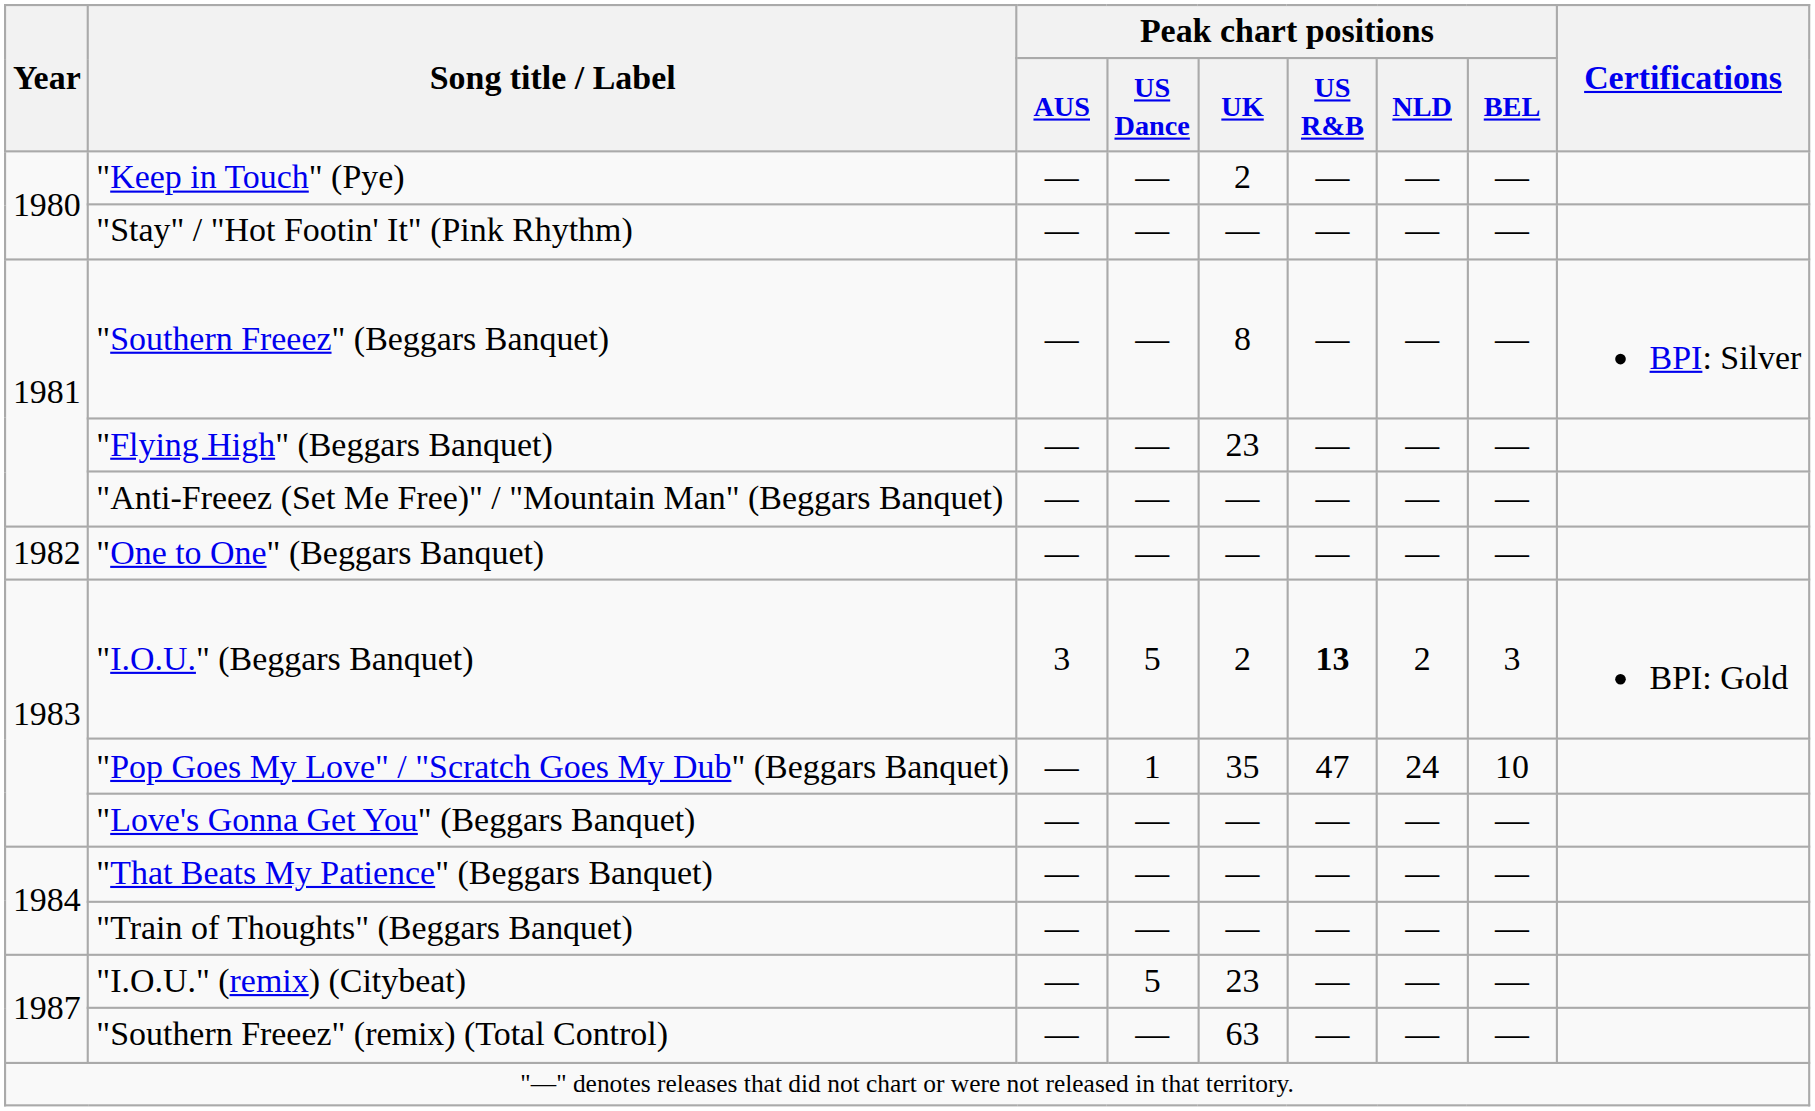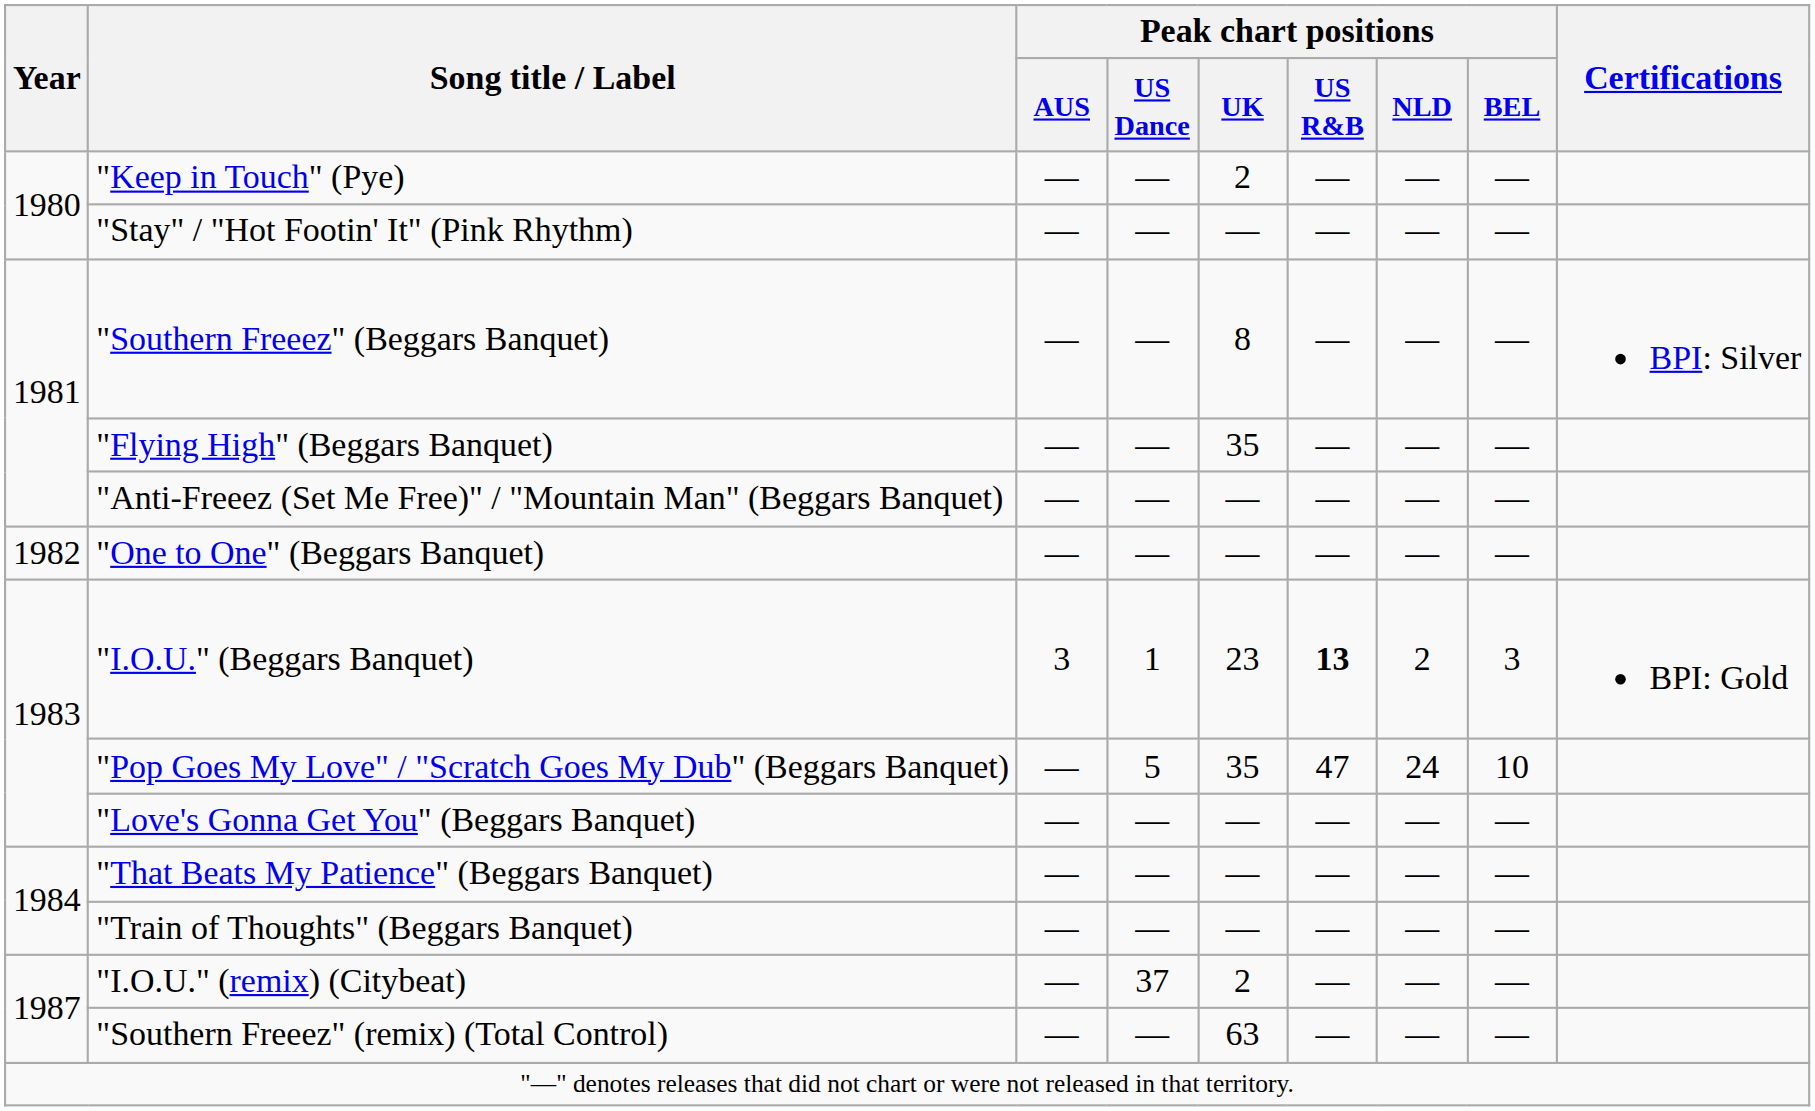(1243, 444) 23 -> (1243, 444) 35
(1152, 658) 5 -> (1152, 658) 1
(1243, 658) 2 -> (1243, 658) 23
(1152, 765) 1 -> (1152, 765) 5
(1152, 980) 5 -> (1152, 980) 37
(1243, 980) 23 -> (1243, 980) 2
